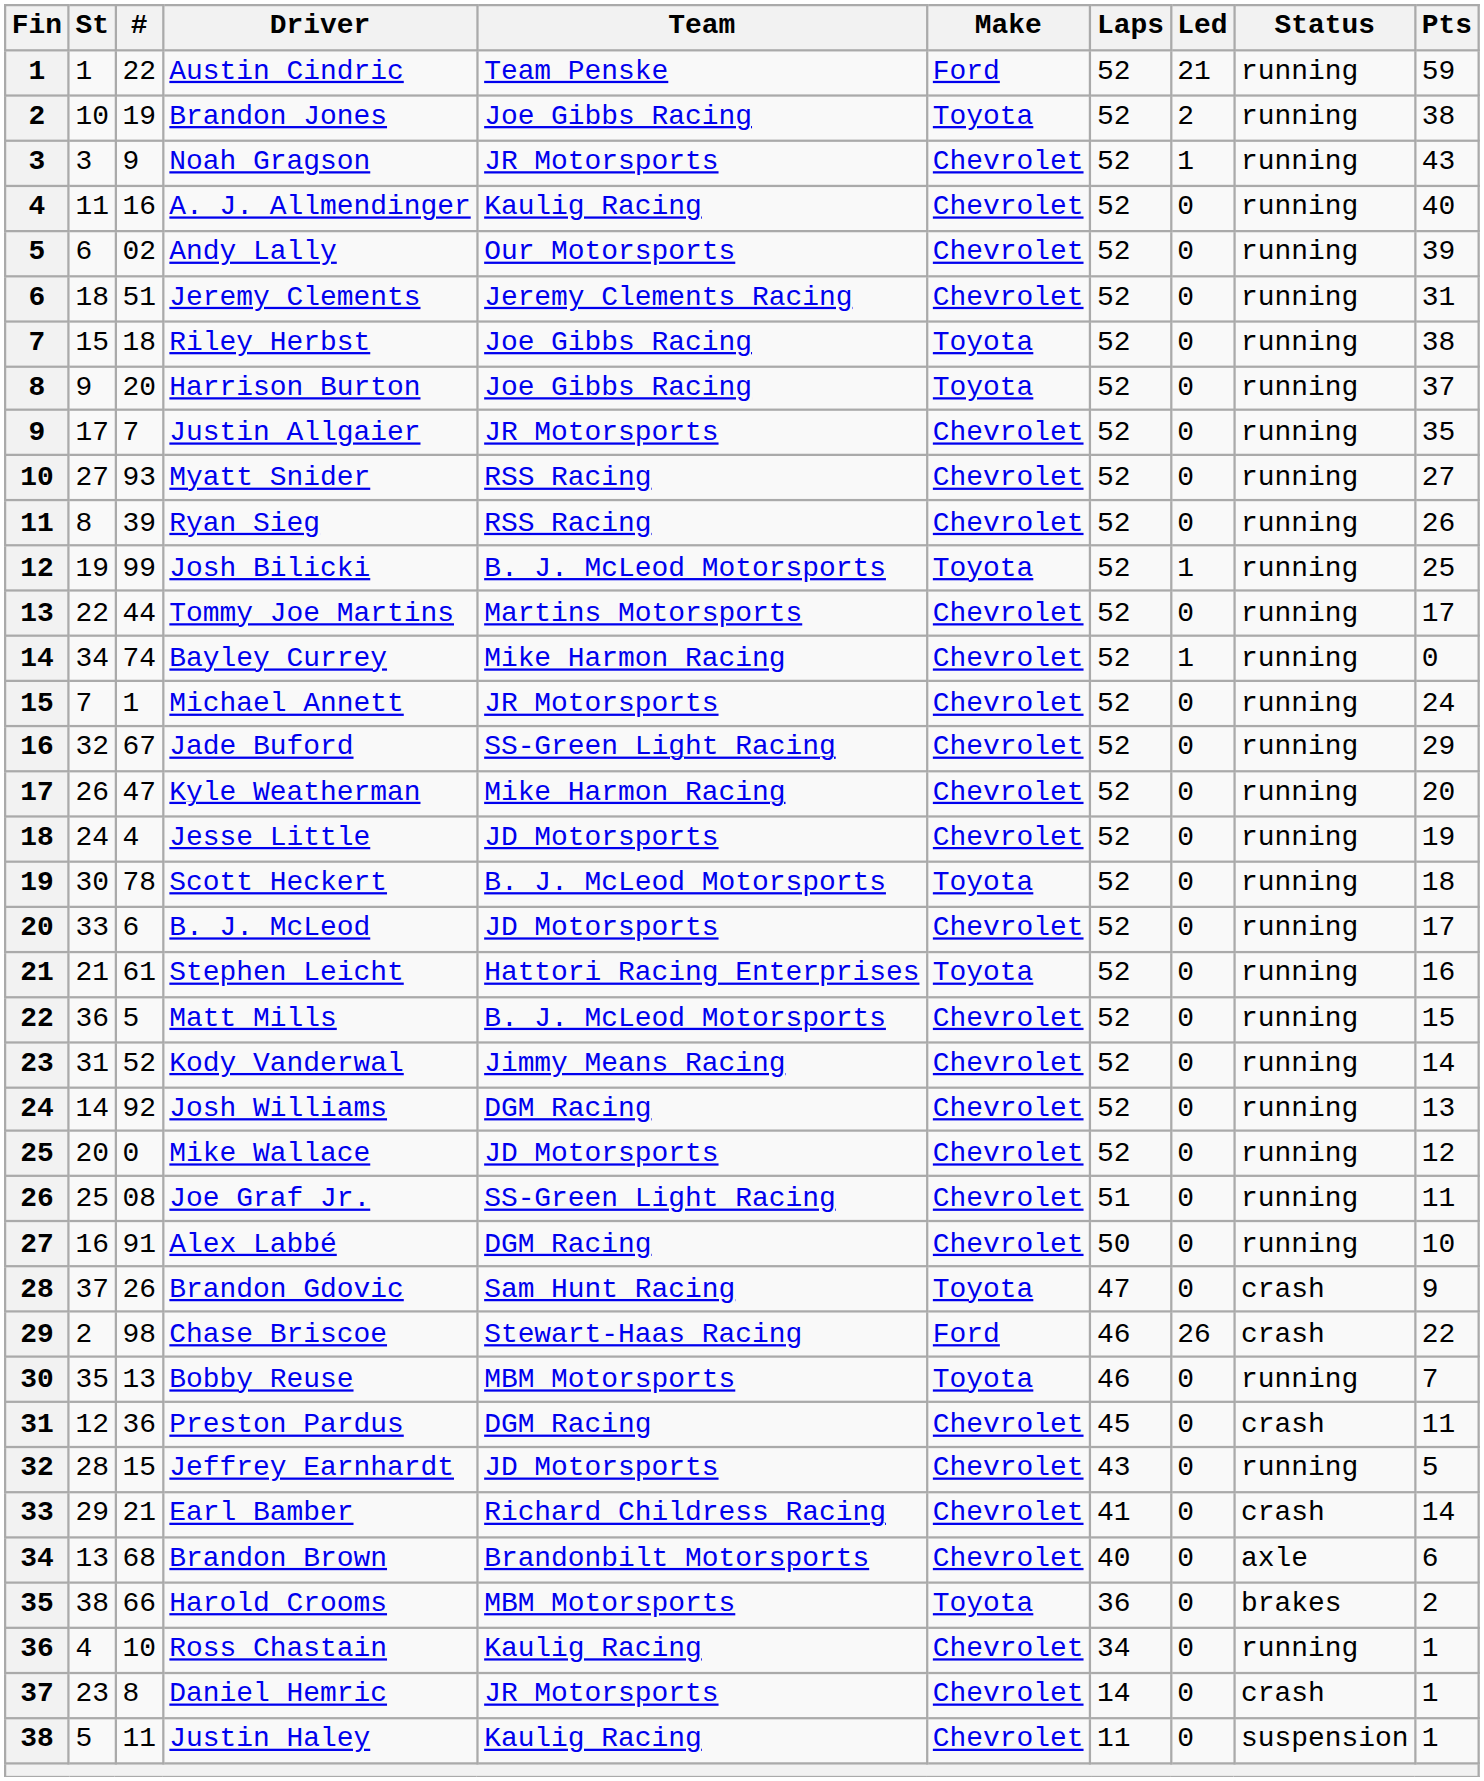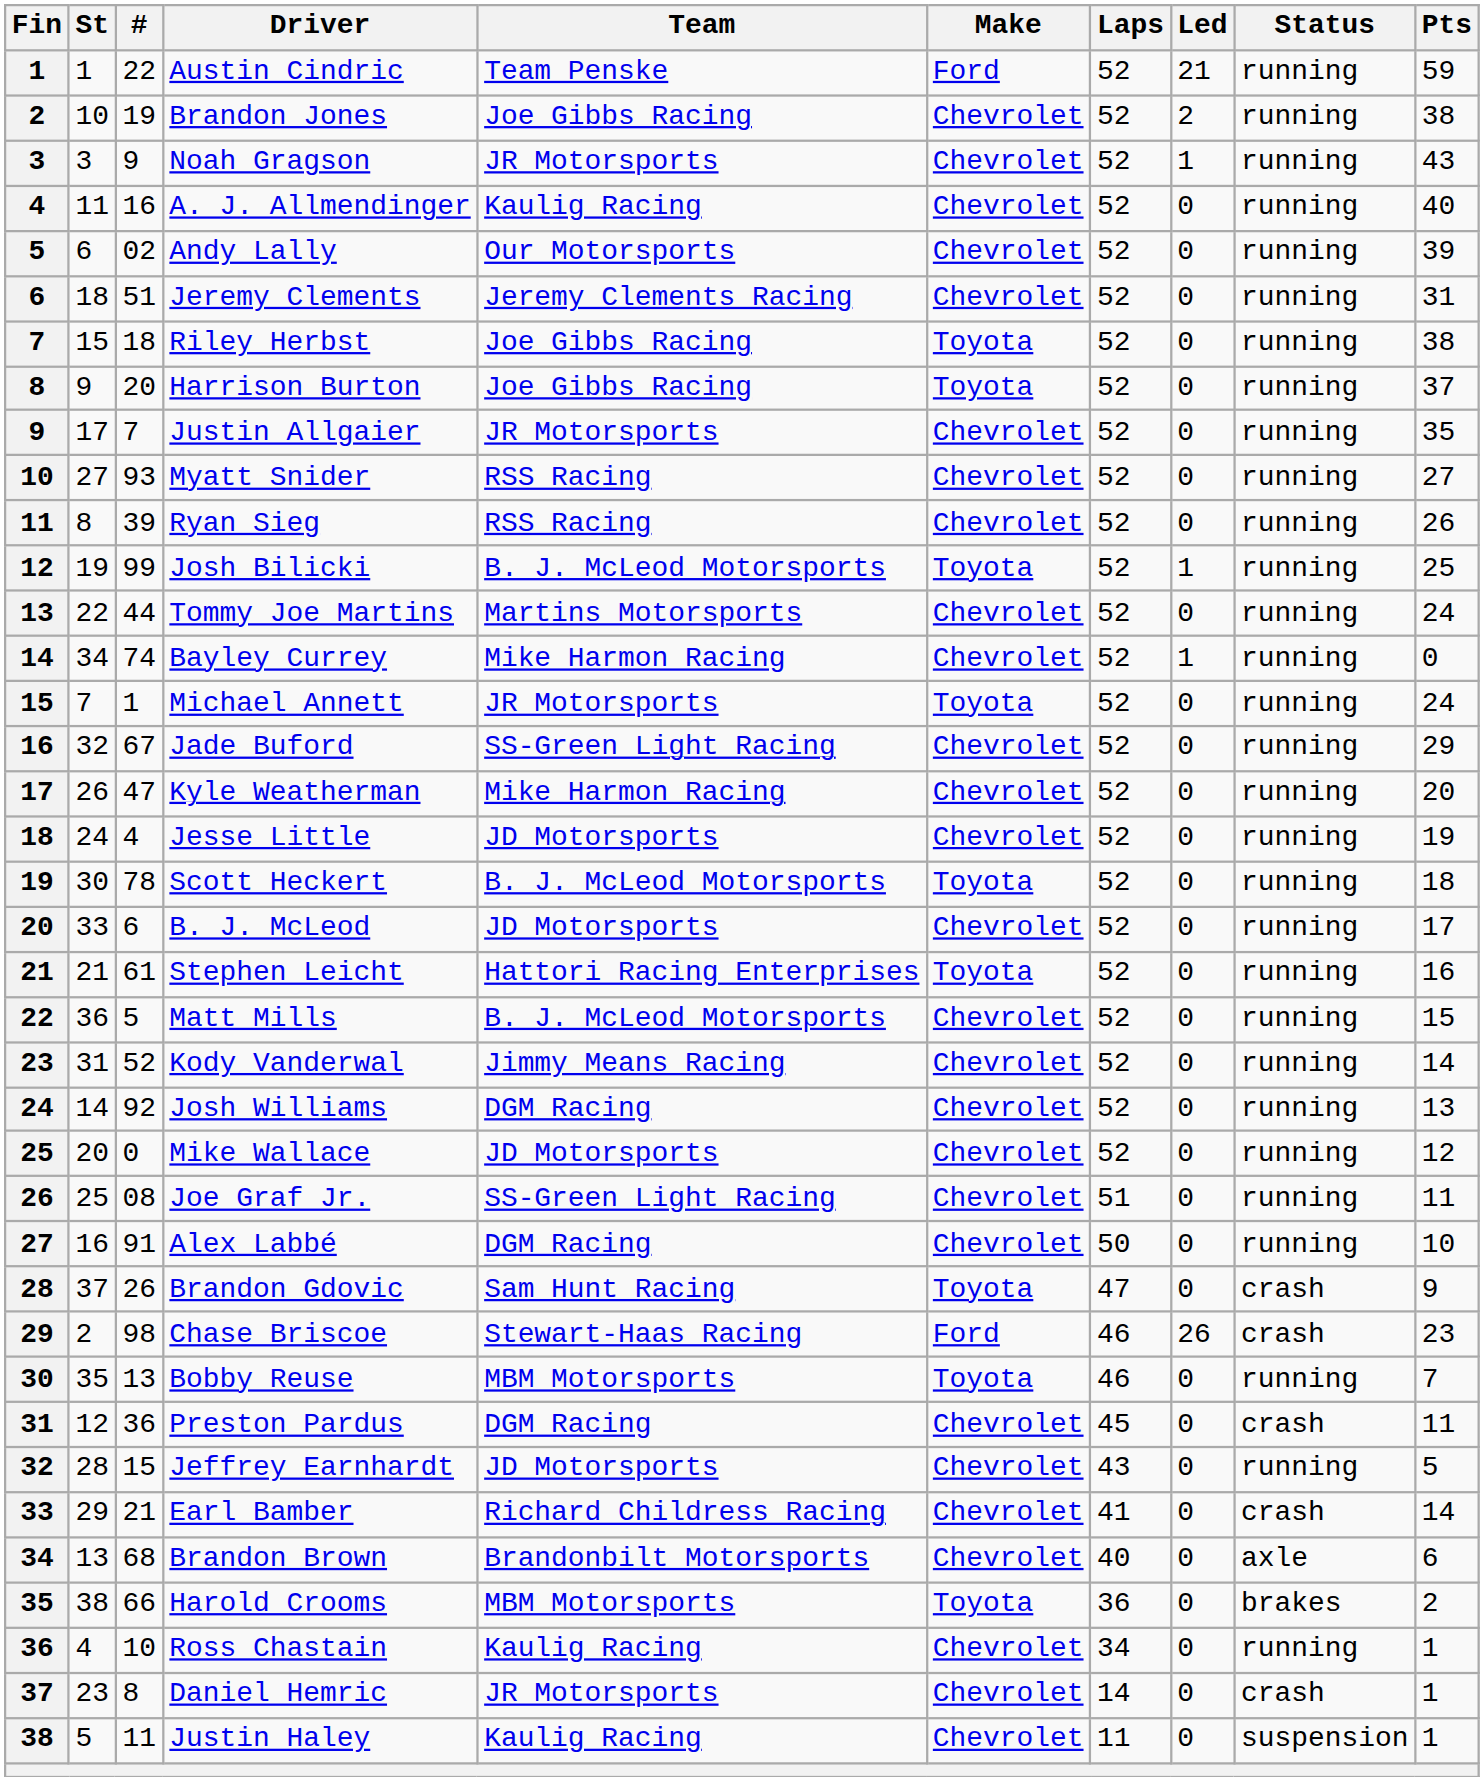(983, 118) Toyota -> (1008, 118) Chevrolet
(1439, 614) 17 -> (1439, 614) 24
(1008, 704) Chevrolet -> (983, 704) Toyota
(1439, 1335) 22 -> (1439, 1335) 23
